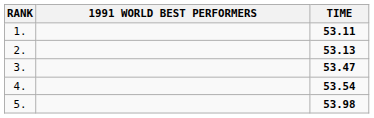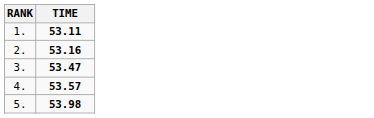- column: (173, 13)
(339, 49) 53.13 -> (65, 49) 53.16
(339, 86) 53.54 -> (65, 86) 53.57
